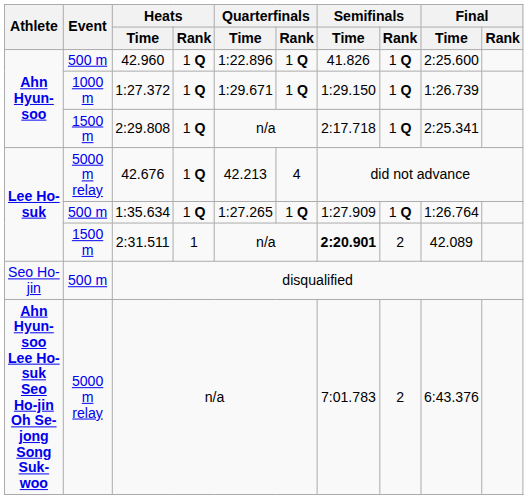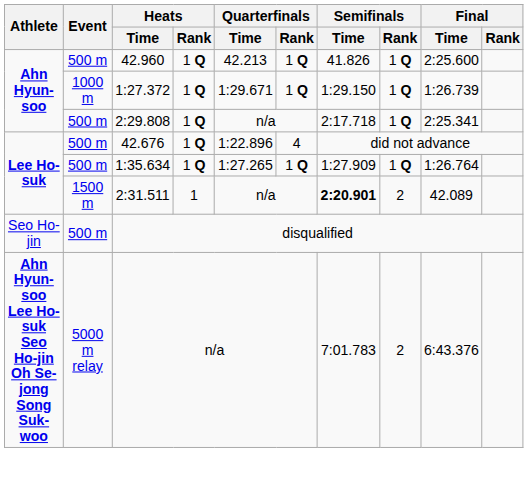(245, 61) 1:22.896 -> (245, 61) 42.213
(88, 129) 1500 m -> (88, 121) 500 m
(88, 175) 5000 m relay -> (88, 143) 500 m
(245, 175) 42.213 -> (245, 143) 1:22.896
